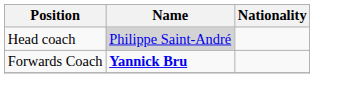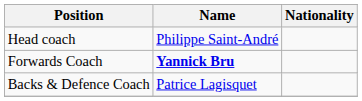(170, 38) lightgrey background -> (217, 38) no background
+ row: (79, 84)
